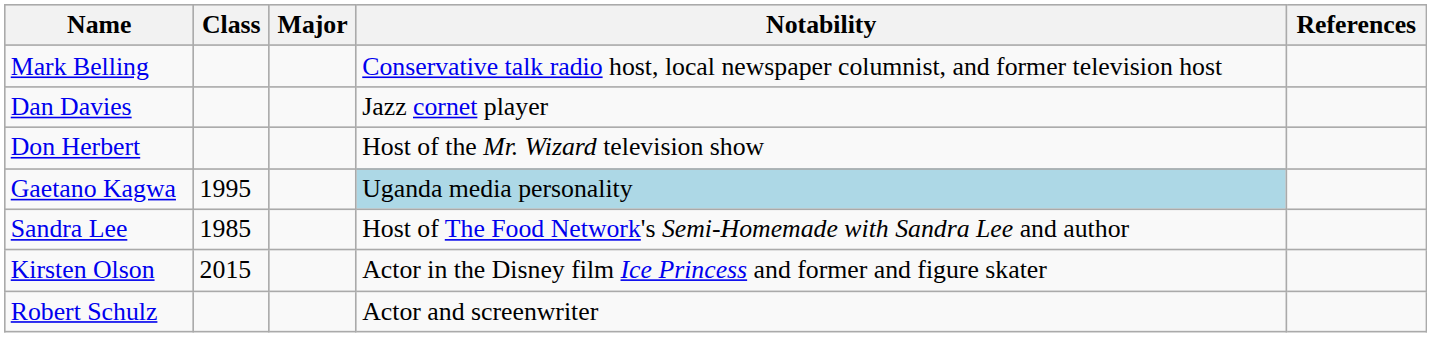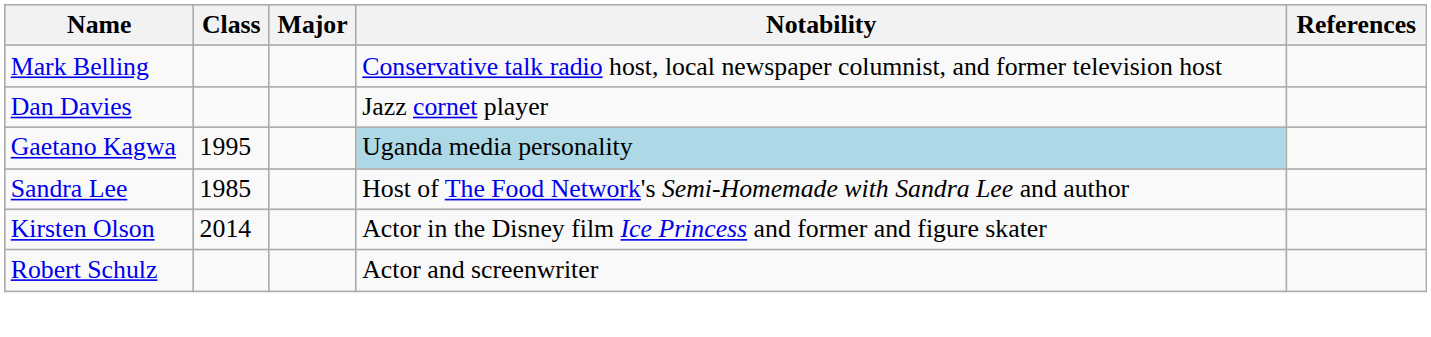- row: (75, 147)
(225, 270) 2015 -> (225, 229) 2014
